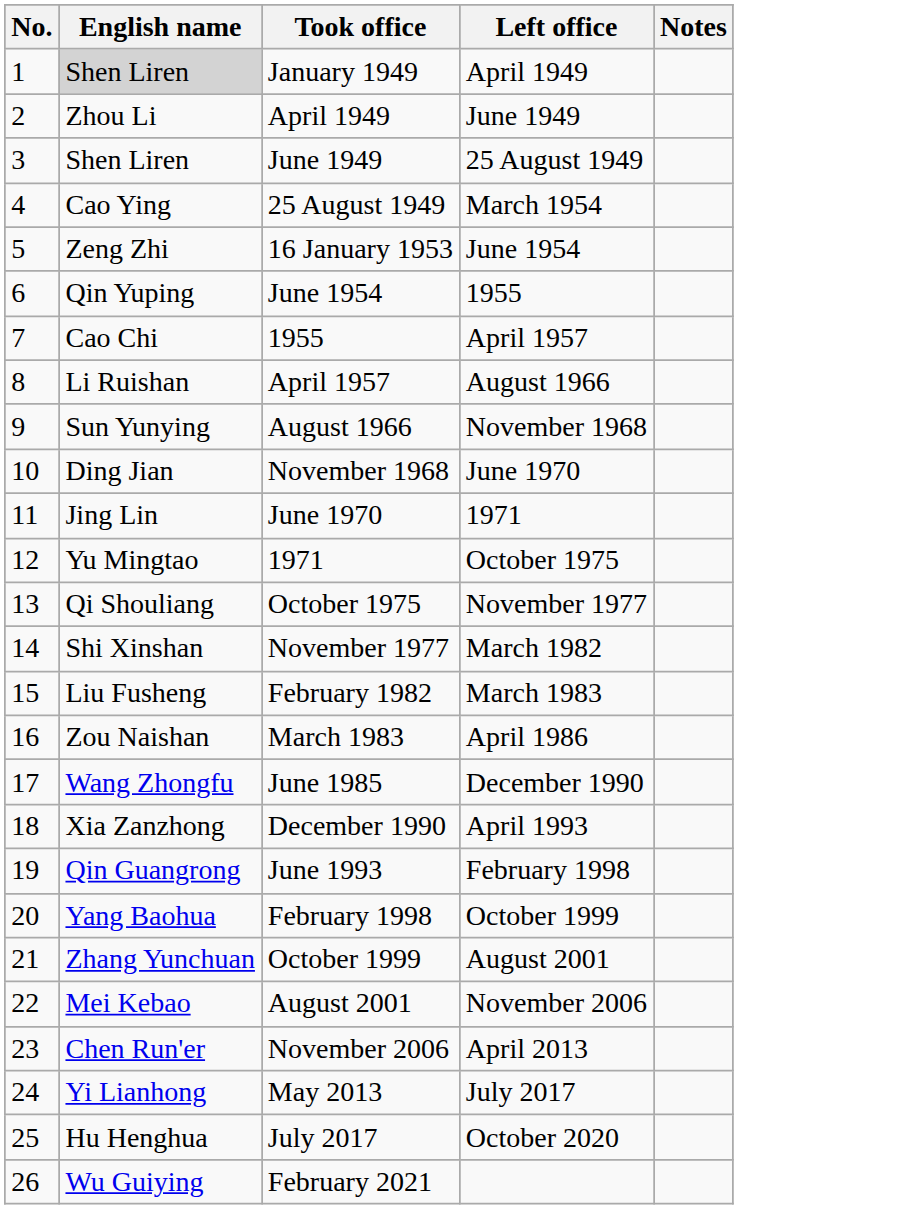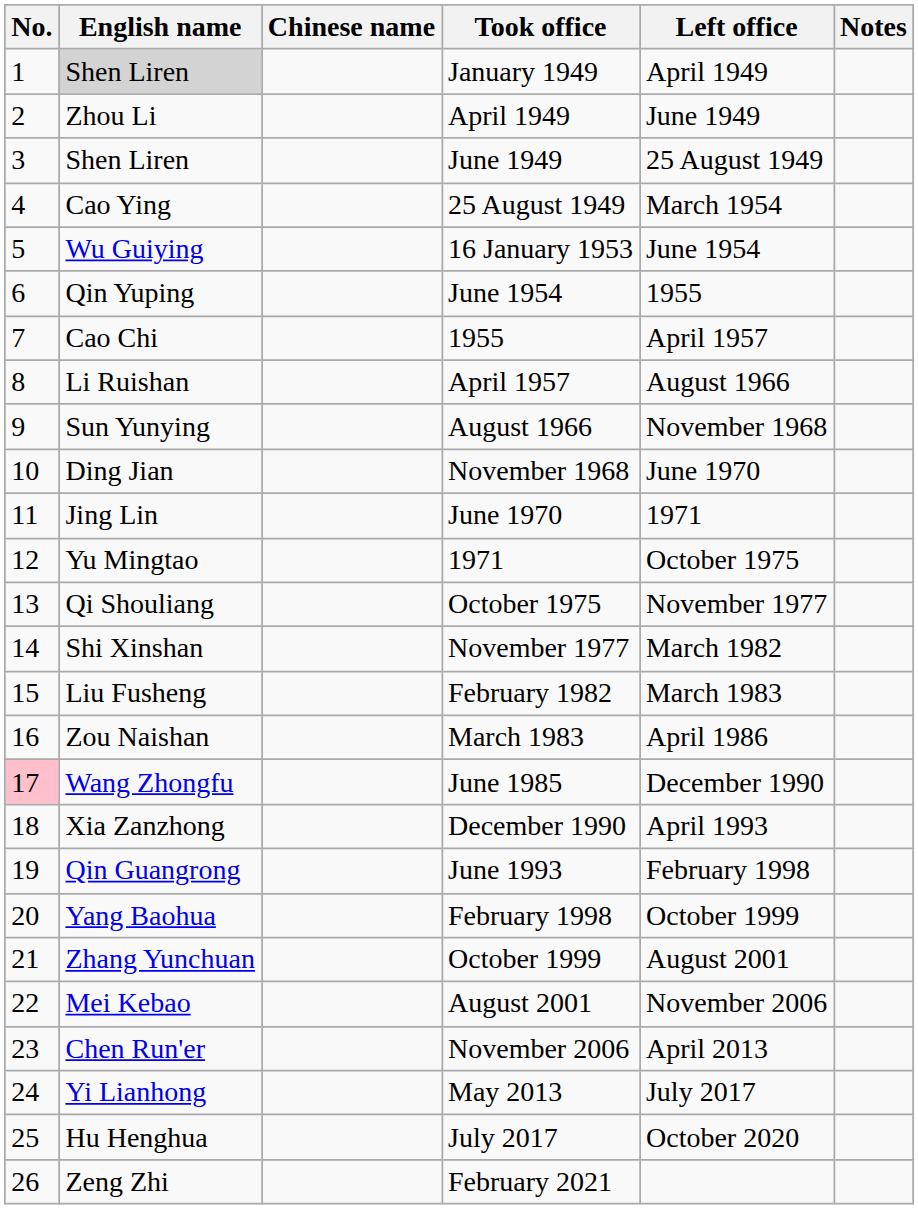+ column: (351, 26)
(117, 248) Zeng Zhi -> (135, 248) Wu Guiying
(25, 781) no background -> (25, 781) pink background
(135, 1181) Wu Guiying -> (117, 1181) Zeng Zhi
